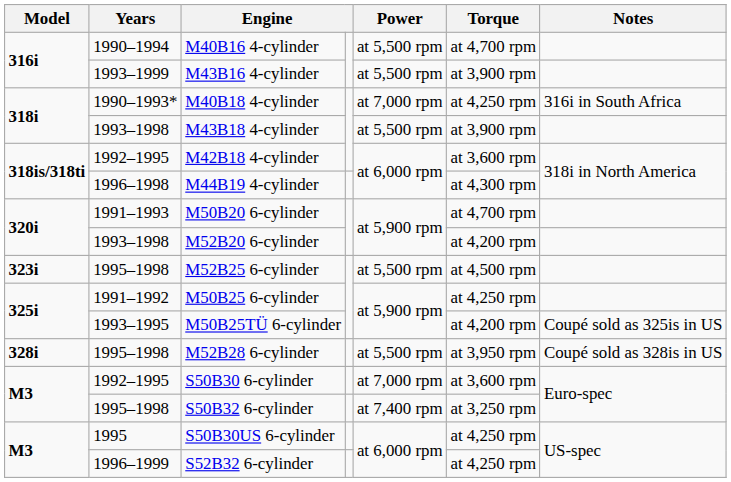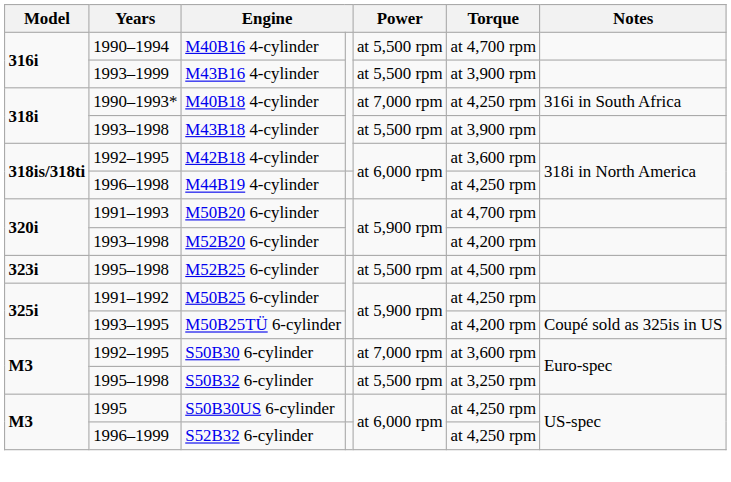(493, 185) at 4,300 rpm -> (493, 185) at 4,250 rpm
- row: (252, 352)
(400, 408) at 7,400 rpm -> (400, 380) at 5,500 rpm
